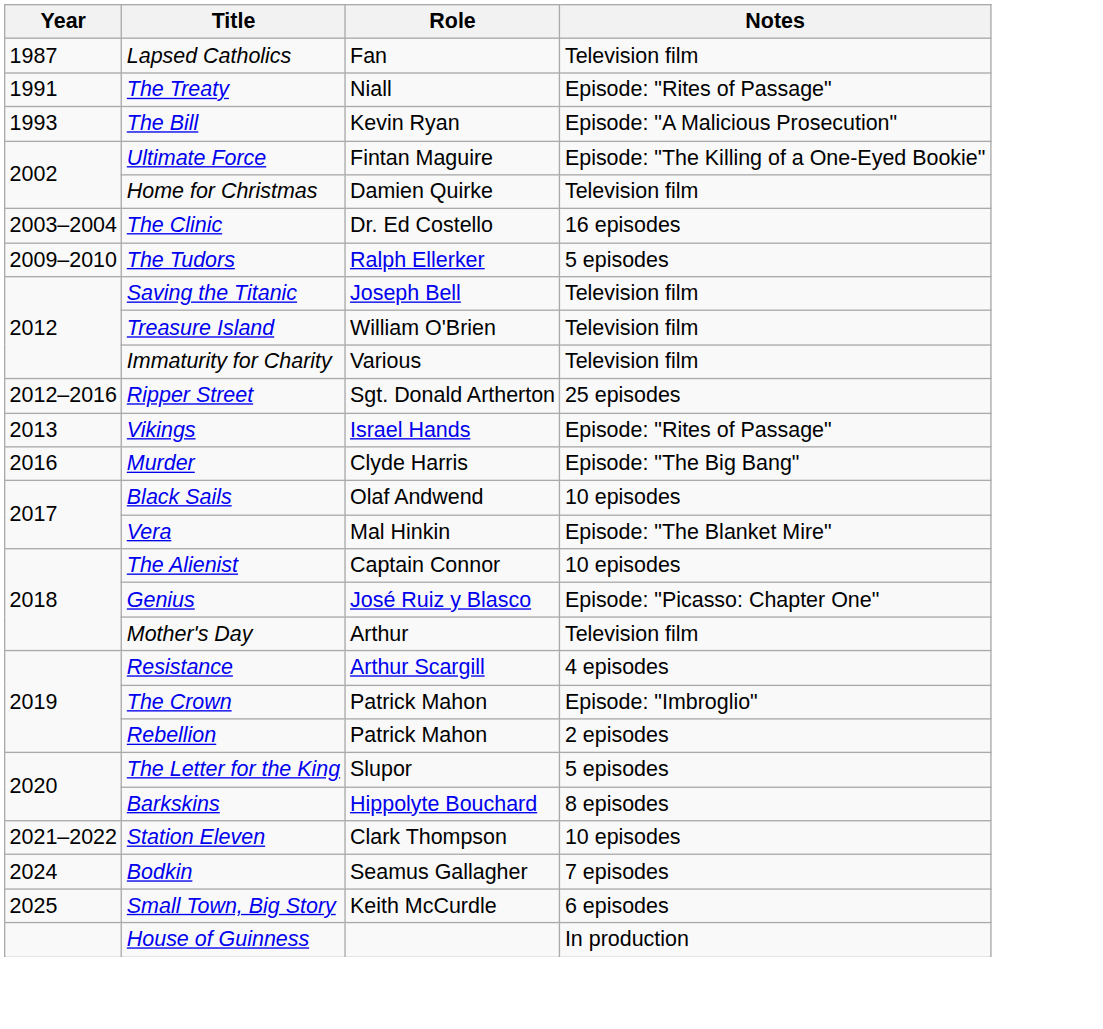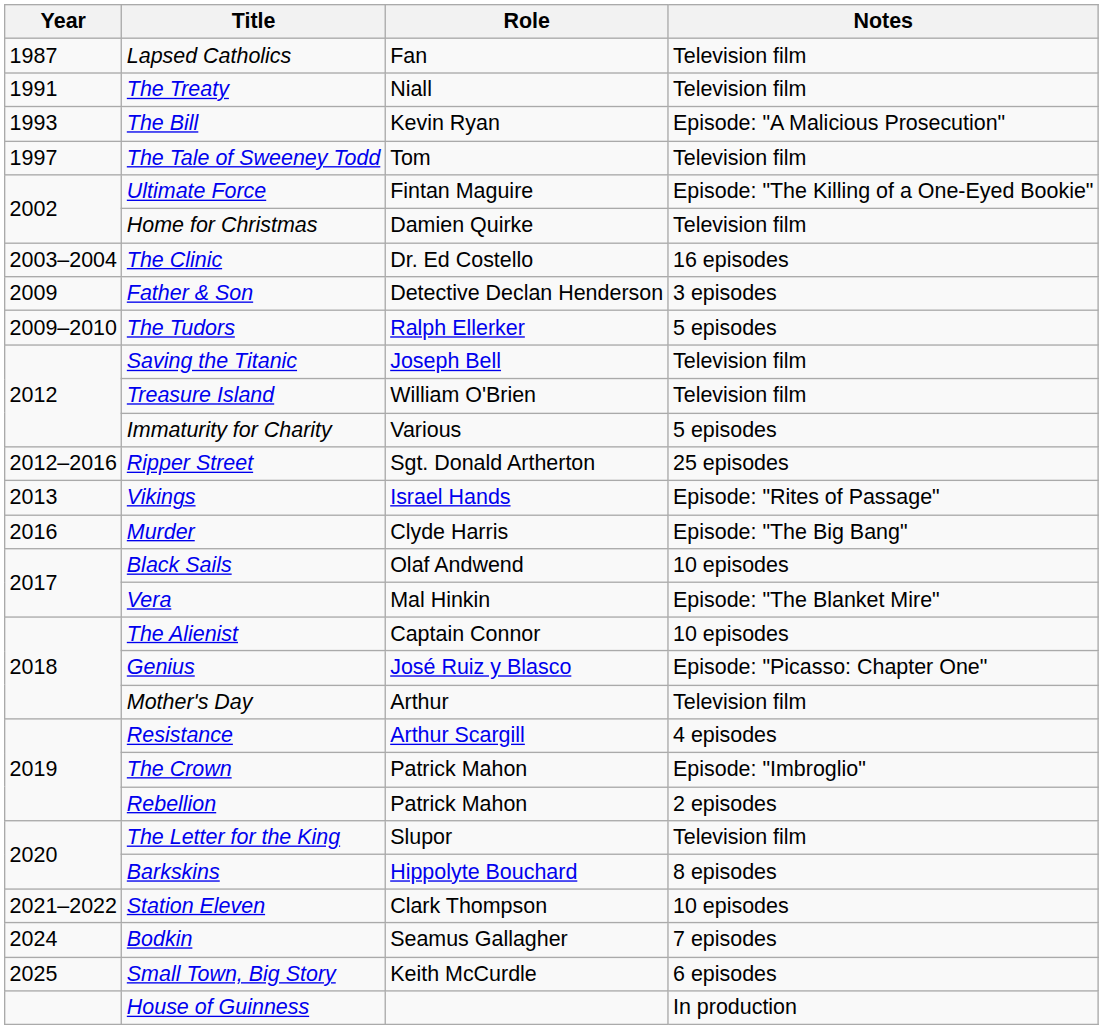(698, 89) Episode: "Rites of Passage" -> (740, 89) Television film
+ row: (254, 157)
+ row: (190, 293)
(632, 361) Television film -> (725, 429) 5 episodes
(617, 769) 5 episodes -> (740, 837) Television film
